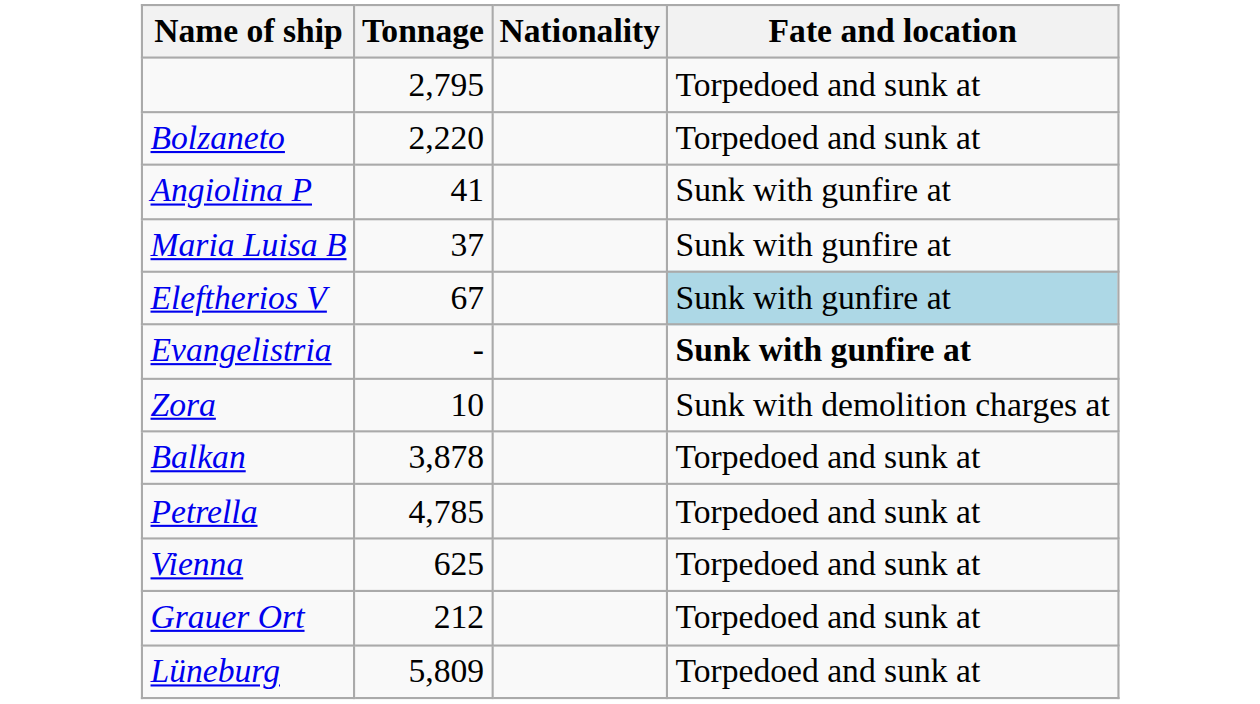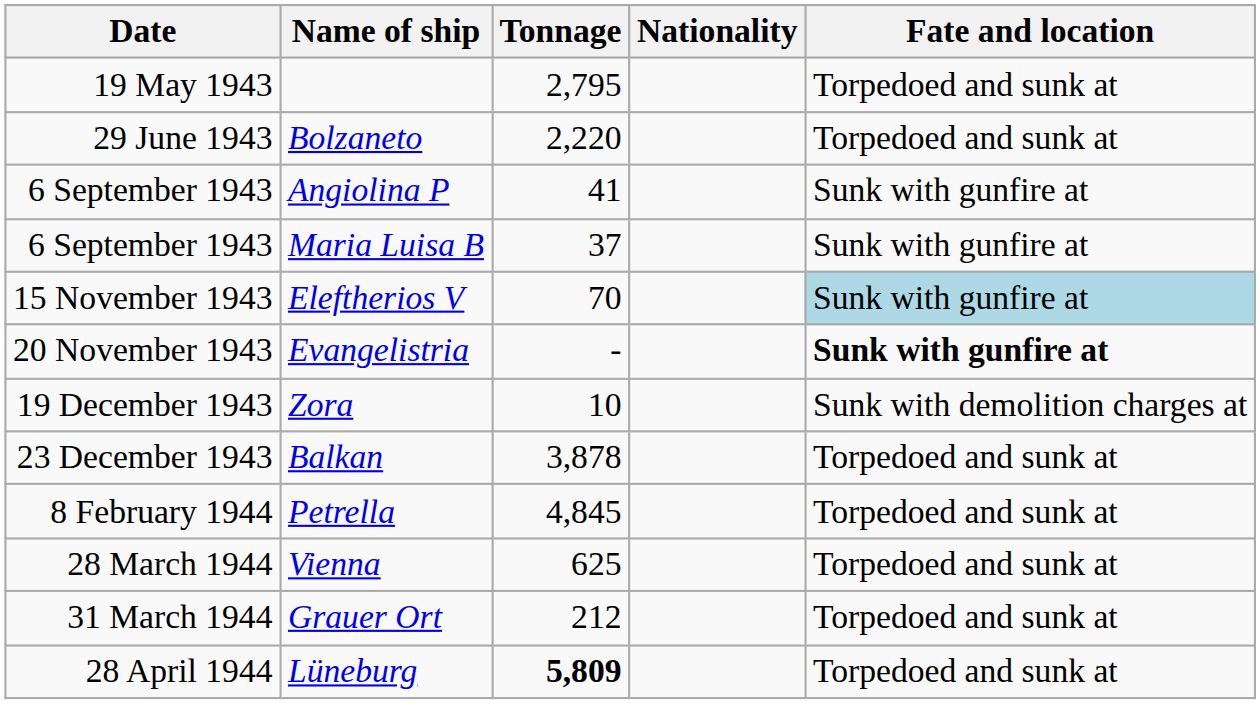+ column: (143, 31)
(467, 297) 67 -> (605, 297) 70
(446, 510) 4,785 -> (584, 510) 4,845
(446, 670) normal -> (584, 670) bold
